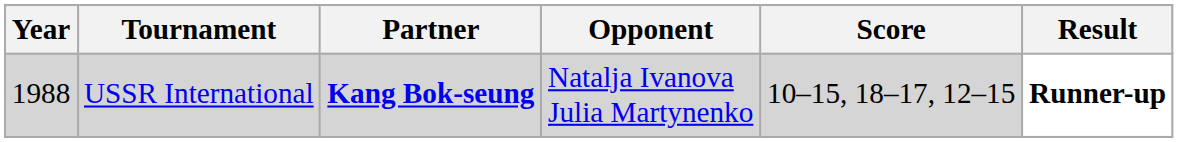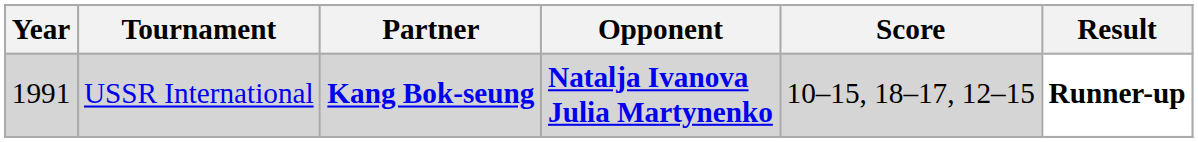(41, 94) 1988 -> (41, 94) 1991
(651, 94) normal -> (660, 94) bold
